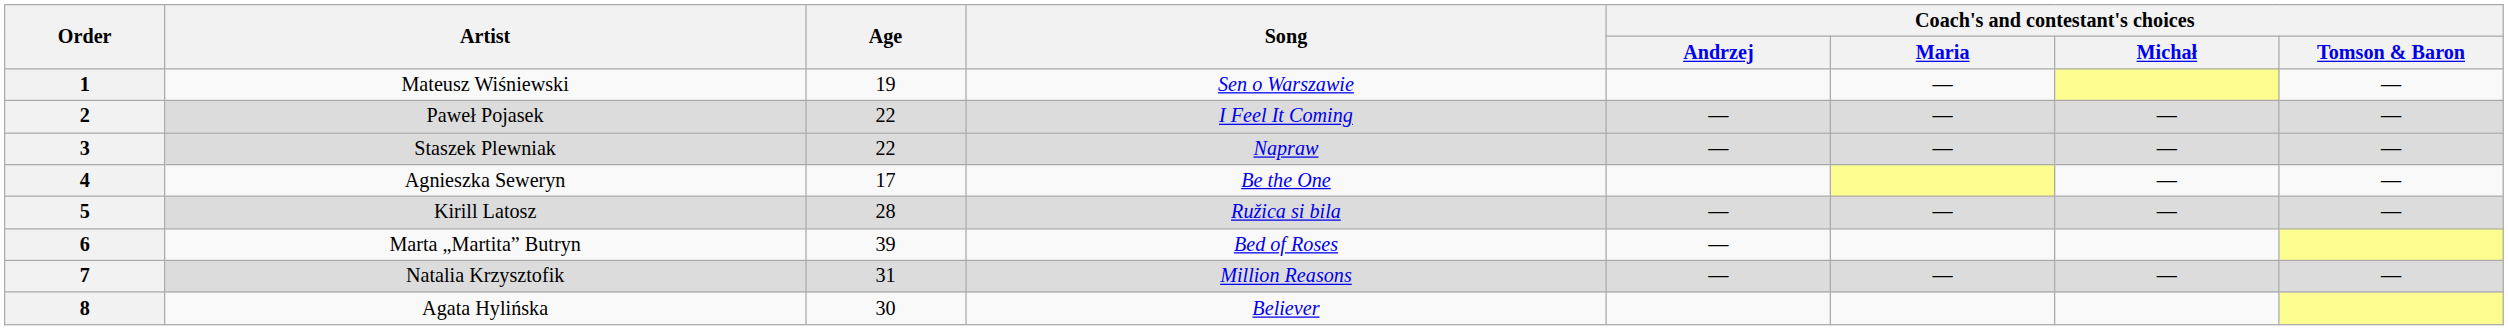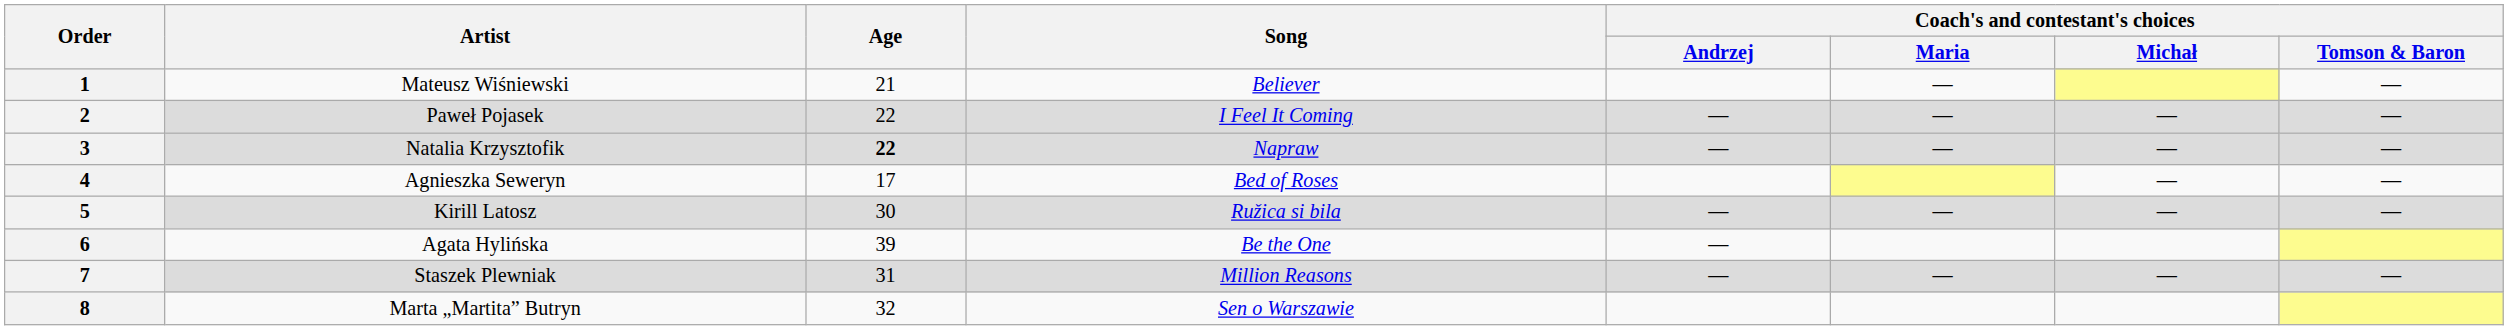(886, 84) 19 -> (886, 84) 21
(1286, 84) Sen o Warszawie -> (1286, 84) Believer
(485, 148) Staszek Plewniak -> (485, 148) Natalia Krzysztofik
(886, 148) normal -> (886, 148) bold
(1286, 180) Be the One -> (1286, 180) Bed of Roses
(886, 212) 28 -> (886, 212) 30
(485, 244) Marta „Martita” Butryn -> (485, 244) Agata Hylińska
(1286, 244) Bed of Roses -> (1286, 244) Be the One
(485, 276) Natalia Krzysztofik -> (485, 276) Staszek Plewniak
(485, 308) Agata Hylińska -> (485, 308) Marta „Martita” Butryn
(886, 308) 30 -> (886, 308) 32
(1286, 308) Believer -> (1286, 308) Sen o Warszawie
